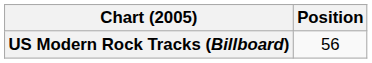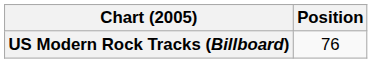(330, 44) 56 -> (330, 44) 76
